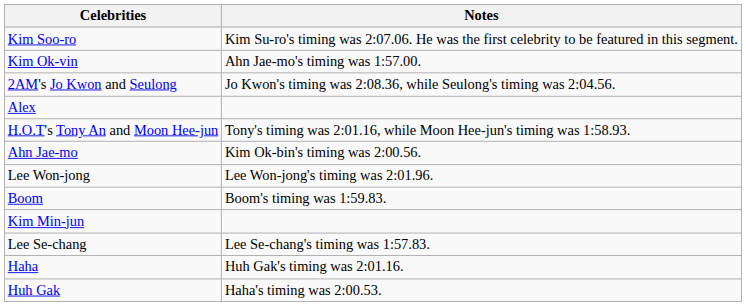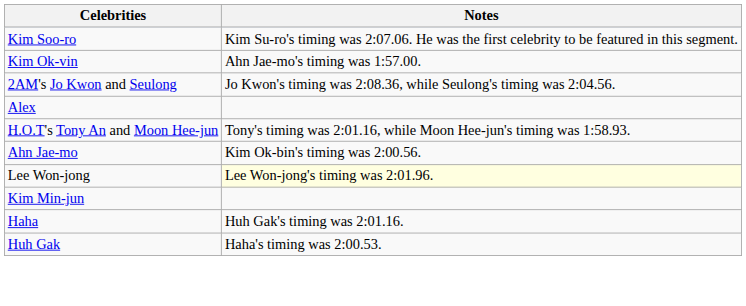(329, 175) no background -> (329, 175) lightyellow background
- row: (25, 198)
- row: (47, 244)
